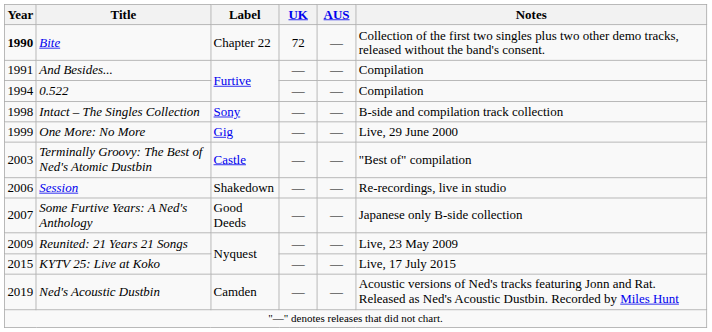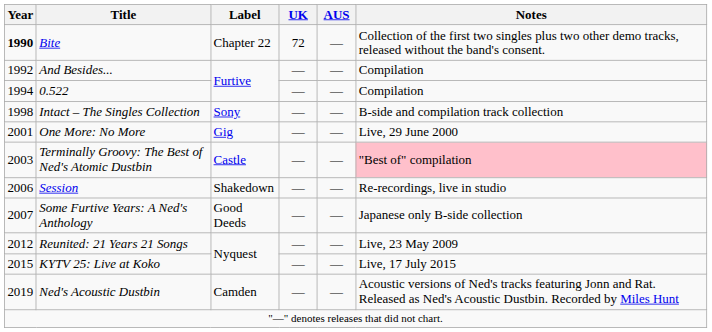(20, 70) 1991 -> (20, 70) 1992
(20, 132) 1999 -> (20, 132) 2001
(415, 159) no background -> (415, 159) pink background
(20, 243) 2009 -> (20, 243) 2012
